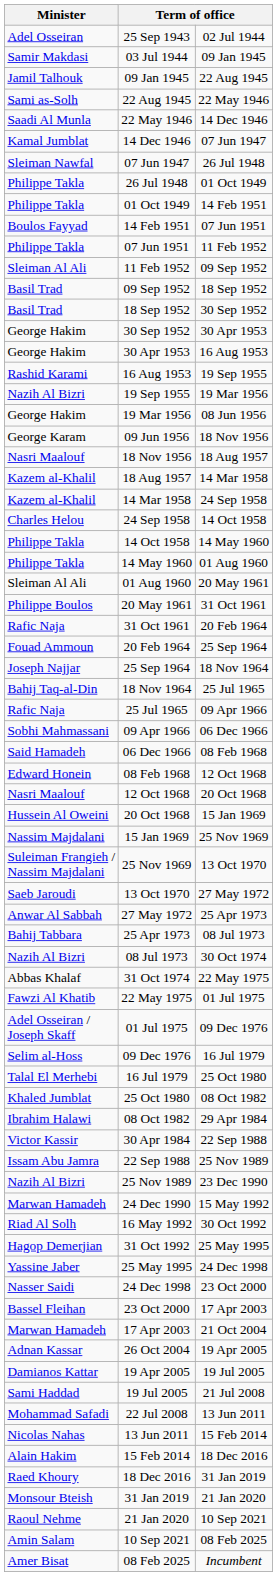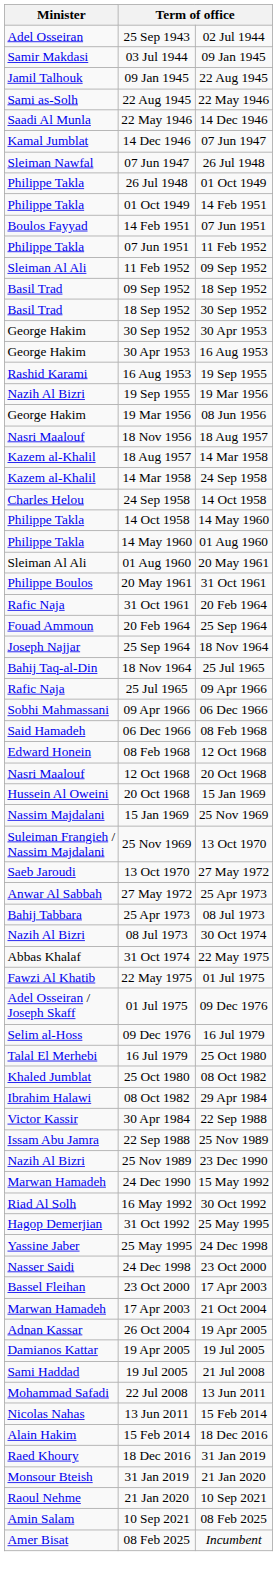- row: (157, 436)
